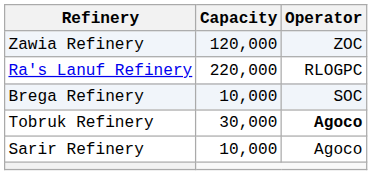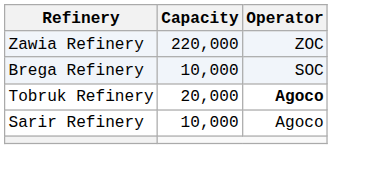(243, 44) 120,000 -> (205, 44) 220,000
- row: (100, 70)
(248, 123) 30,000 -> (210, 97) 20,000
